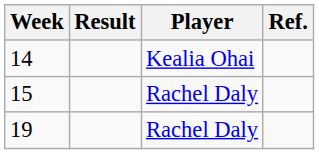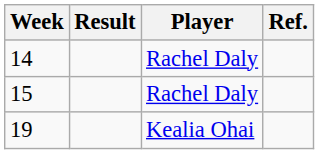(200, 58) Kealia Ohai -> (202, 58) Rachel Daly
(202, 129) Rachel Daly -> (200, 129) Kealia Ohai
